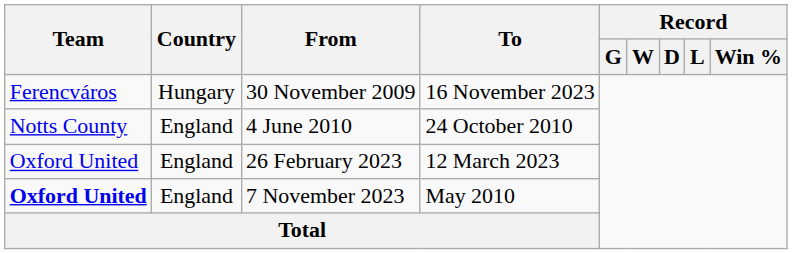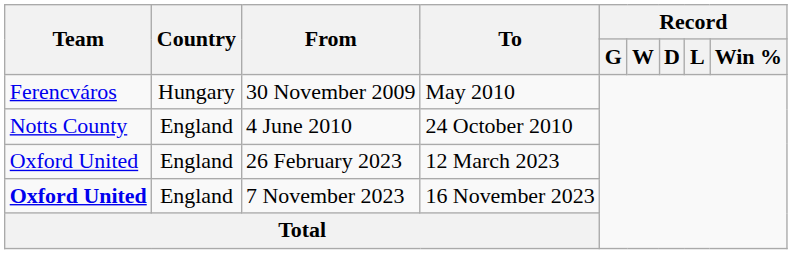(510, 91) 16 November 2023 -> (470, 91) May 2010
(470, 195) May 2010 -> (510, 195) 16 November 2023
